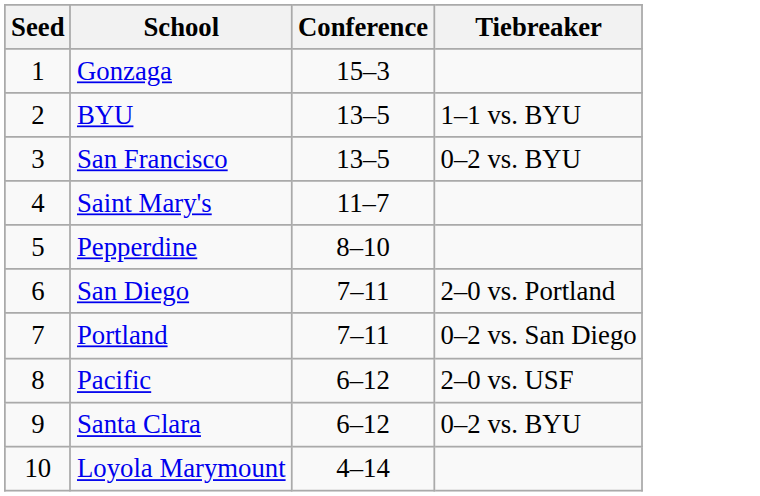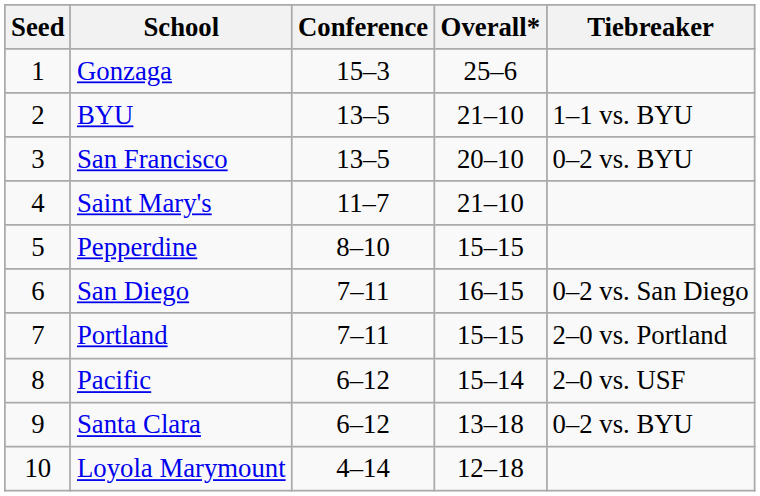+ column: (490, 26)
(528, 291) 2–0 vs. Portland -> (651, 291) 0–2 vs. San Diego
(539, 335) 0–2 vs. San Diego -> (640, 335) 2–0 vs. Portland
